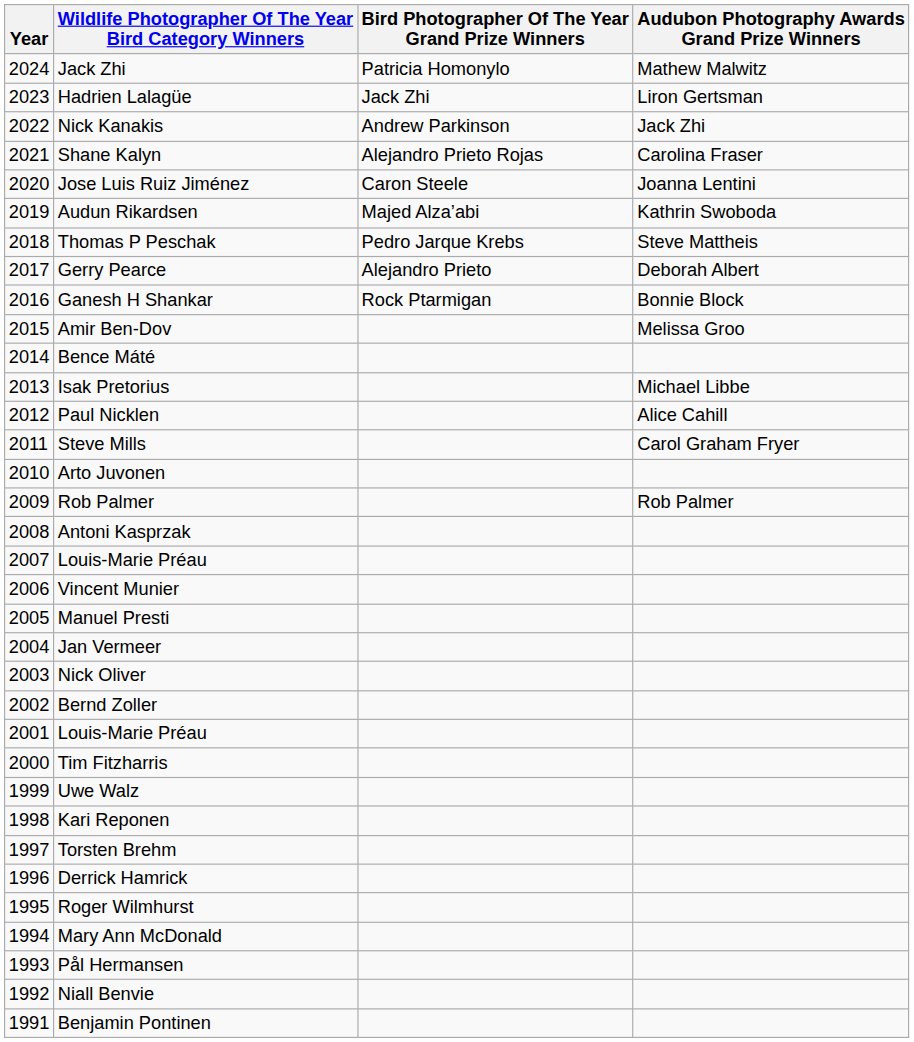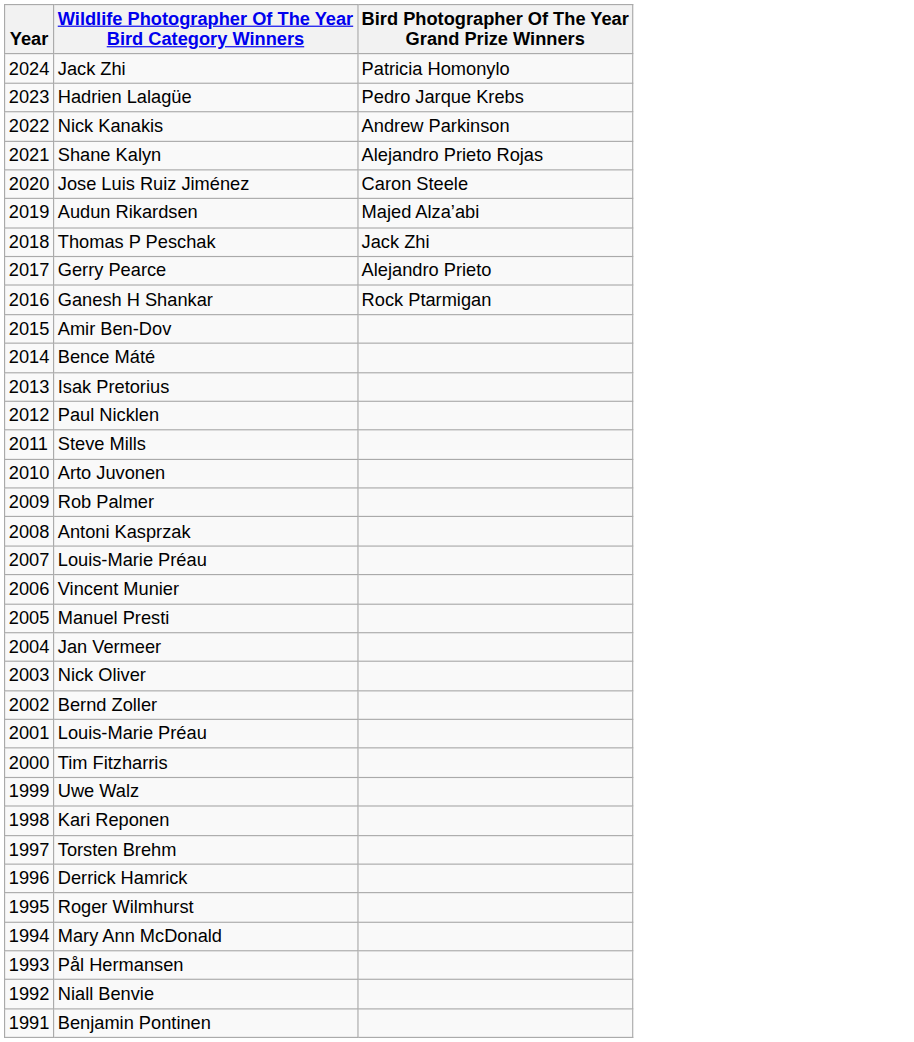- column: (771, 29)
(396, 97) Jack Zhi -> (443, 97) Pedro Jarque Krebs
(443, 241) Pedro Jarque Krebs -> (396, 241) Jack Zhi
